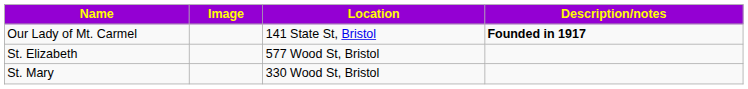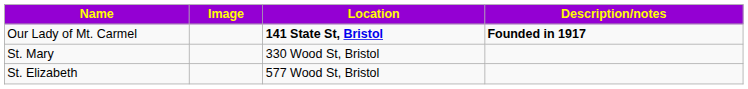(321, 34) normal -> (324, 34) bold
rows swapped: (42, 53) <-> (30, 73)
